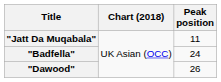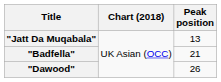(195, 38) 11 -> (195, 38) 13
(195, 54) 24 -> (195, 54) 21
